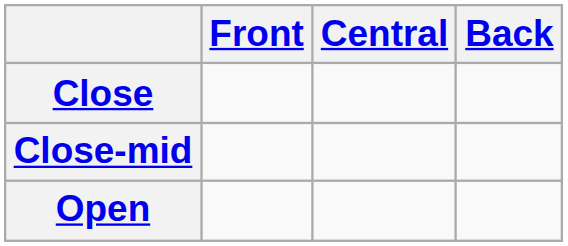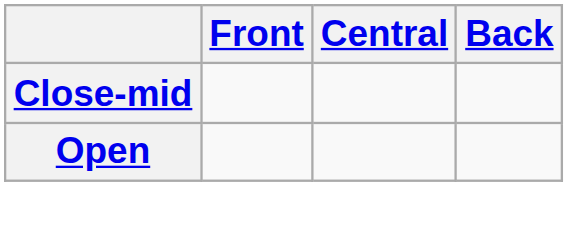- row: (103, 92)
